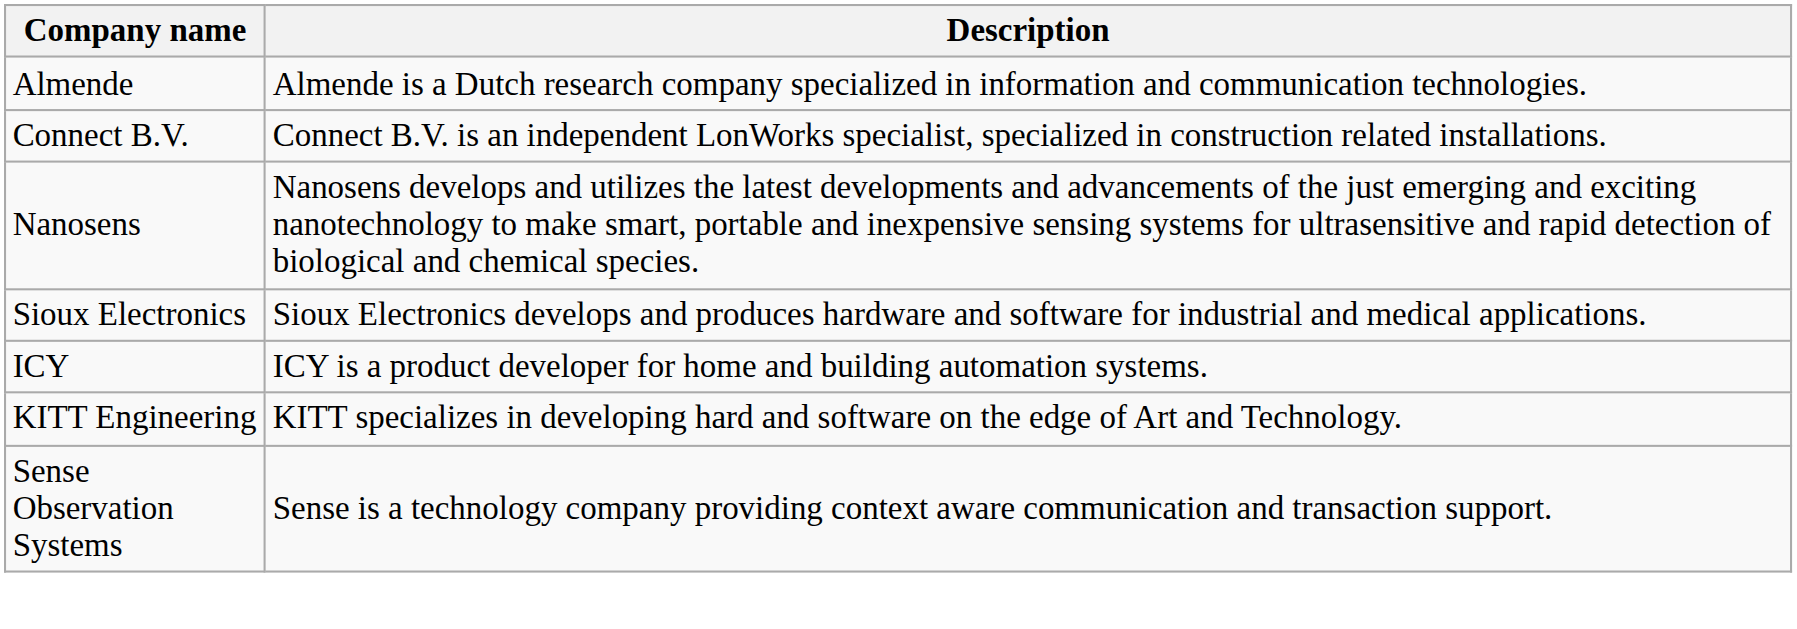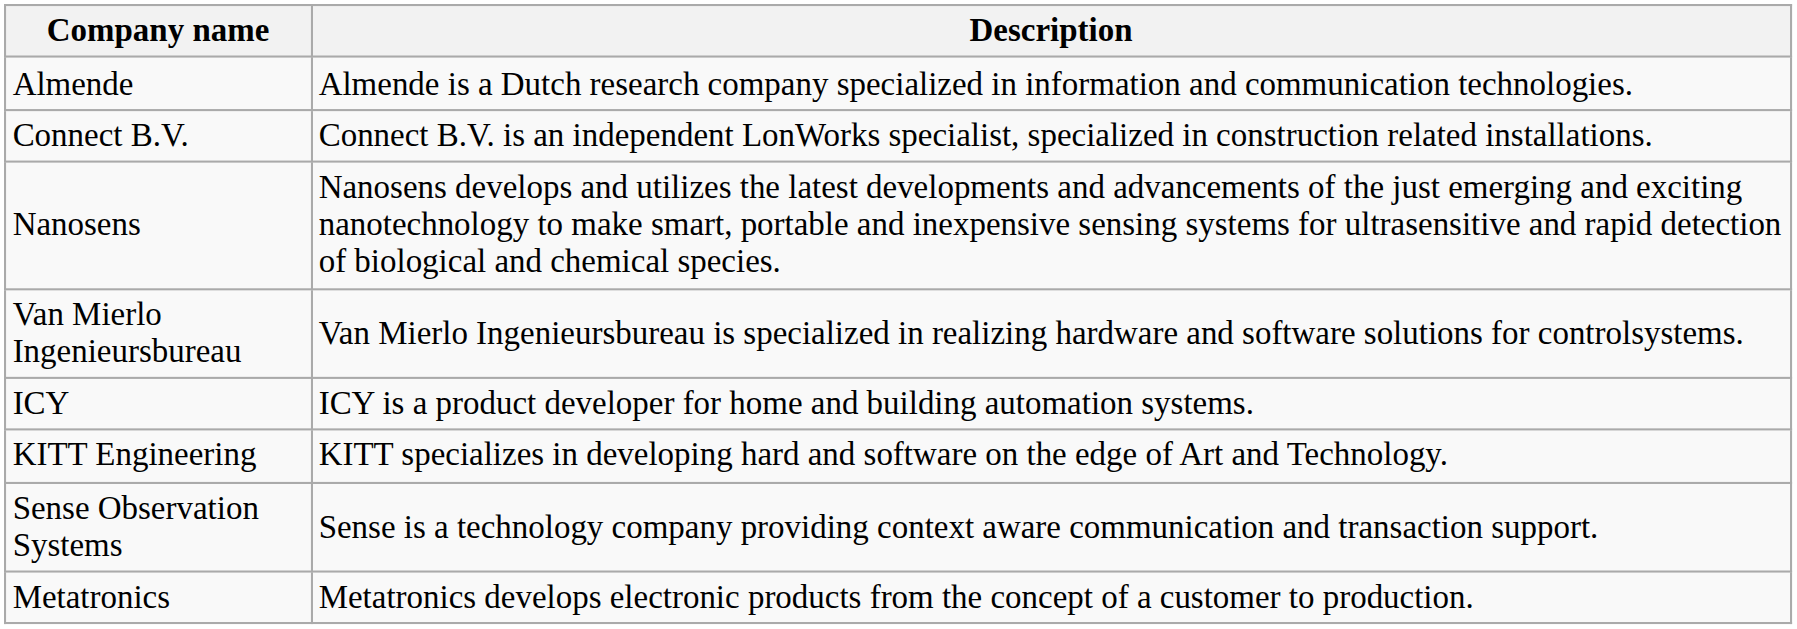- row: (129, 313)
+ row: (127, 332)
+ row: (91, 597)
